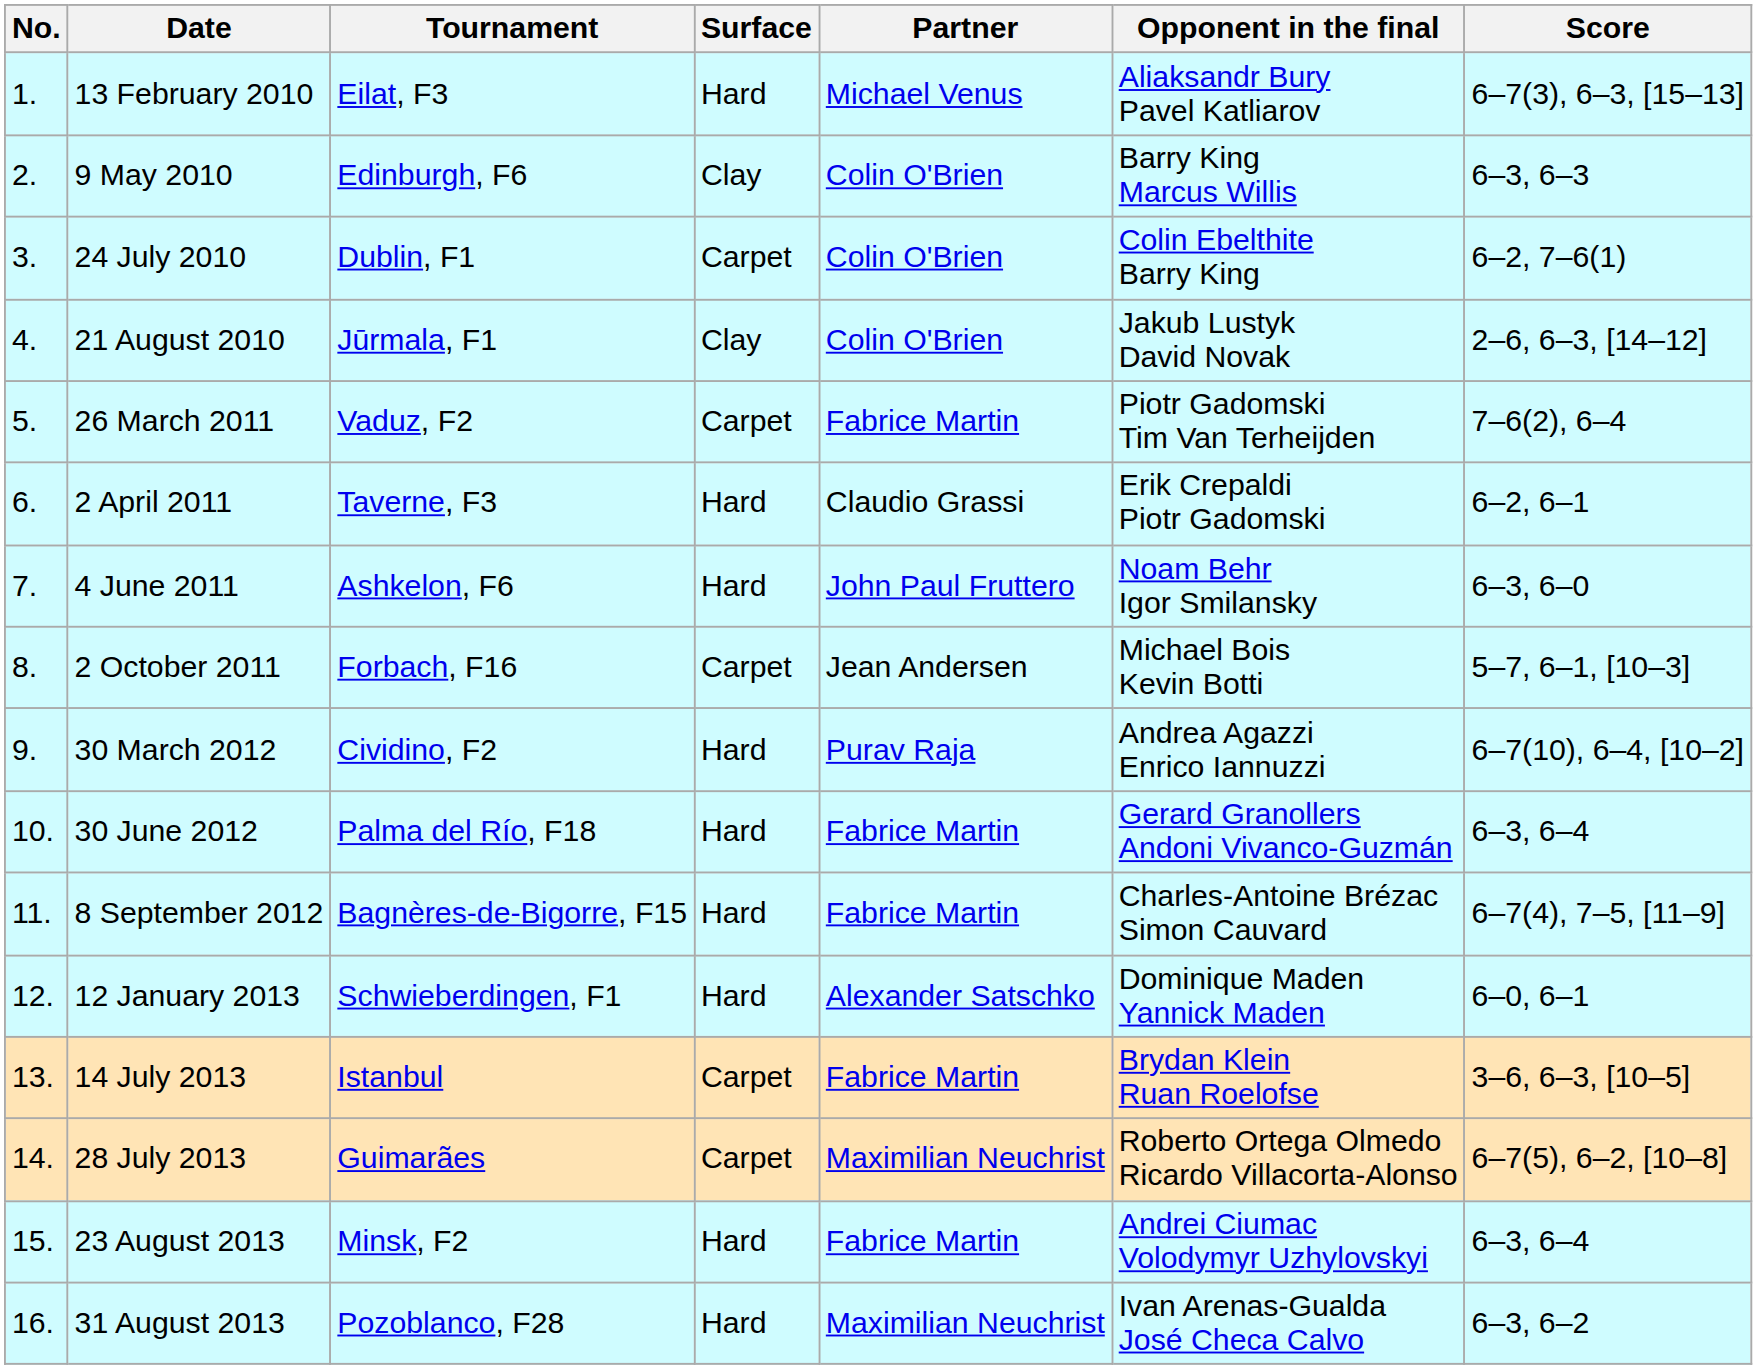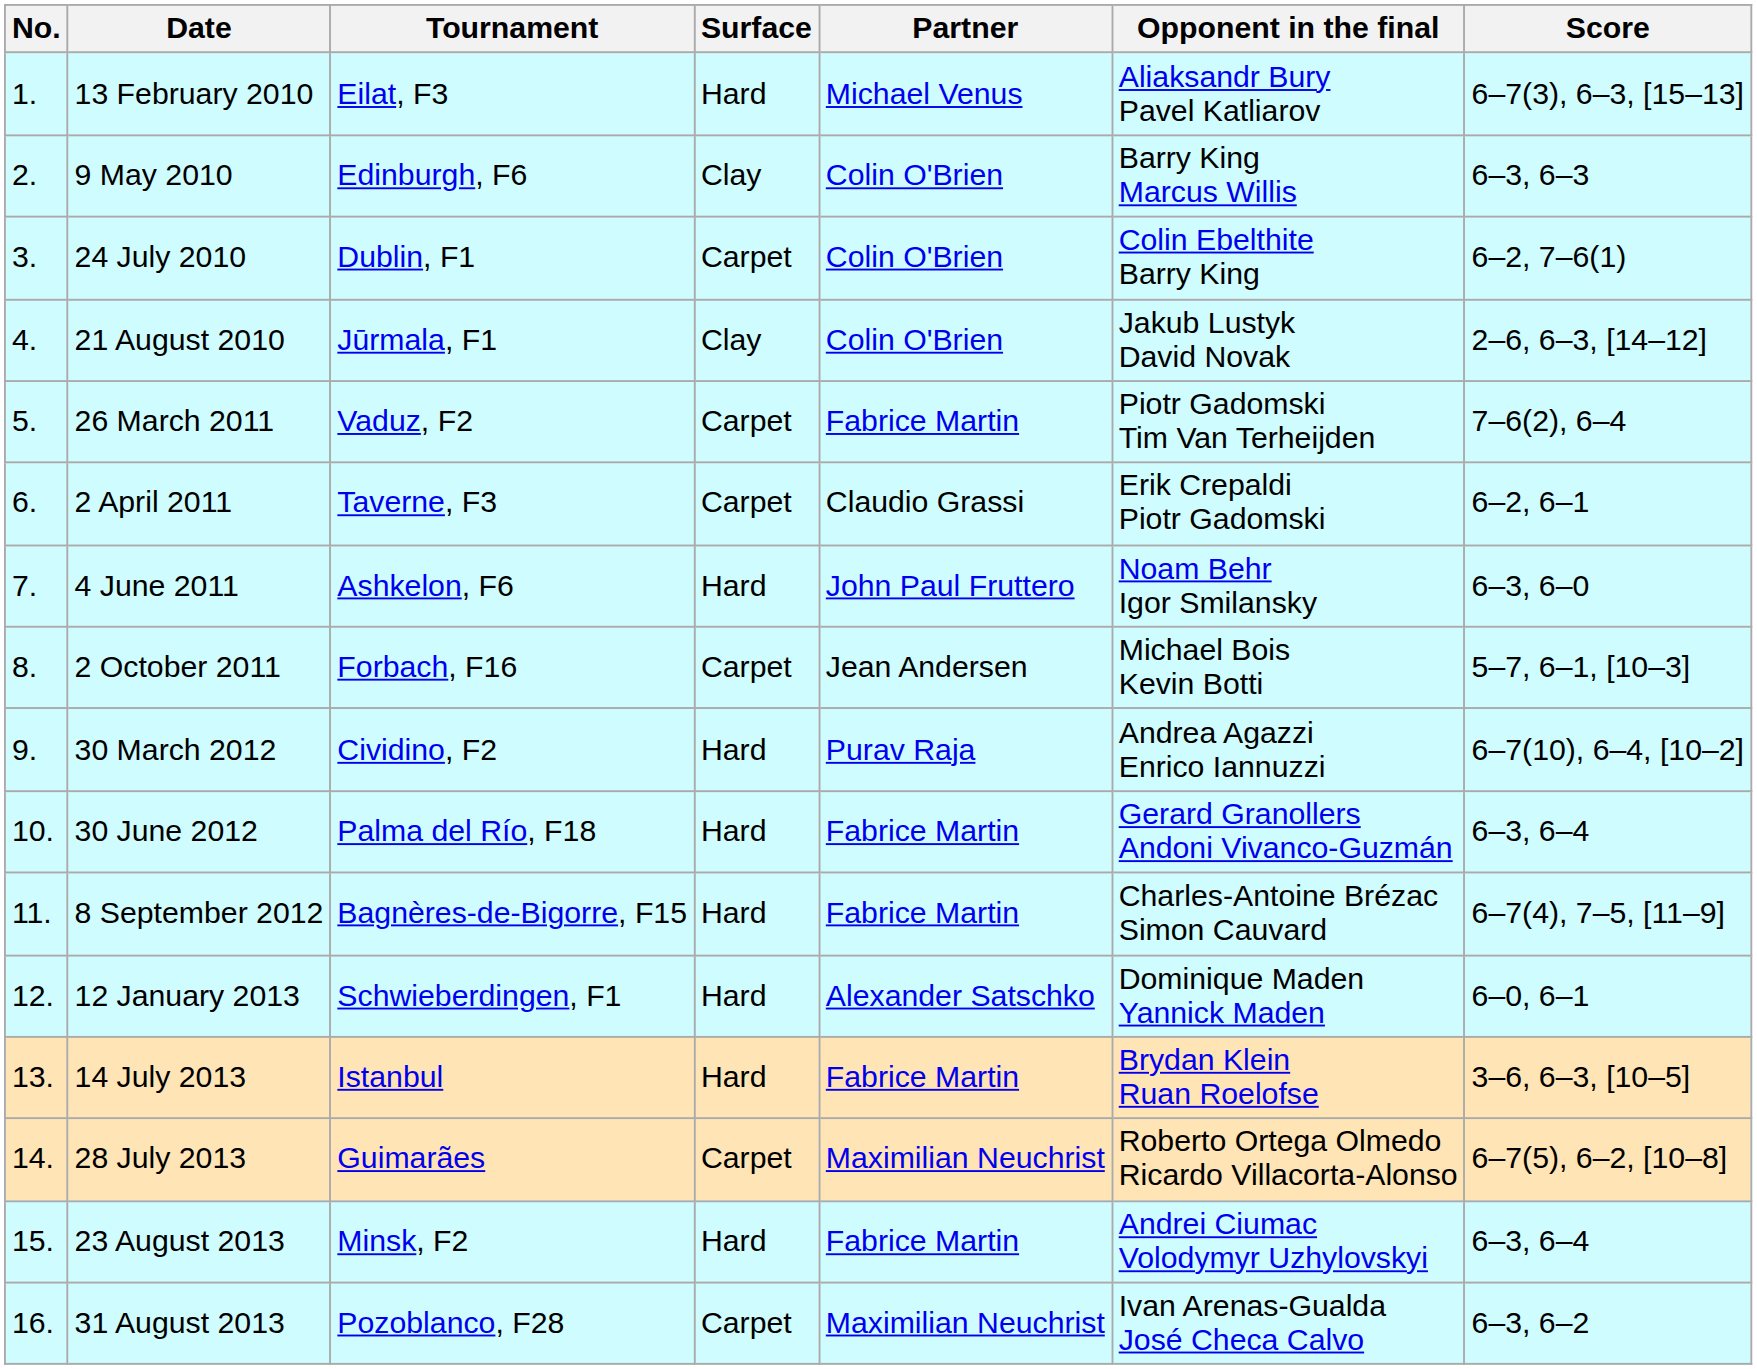(734, 503) Hard -> (746, 503) Carpet
(746, 1077) Carpet -> (734, 1077) Hard
(734, 1323) Hard -> (746, 1323) Carpet
